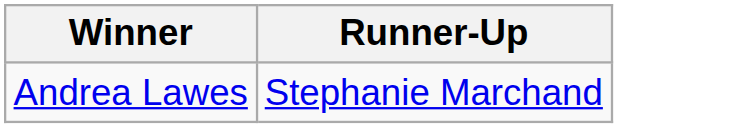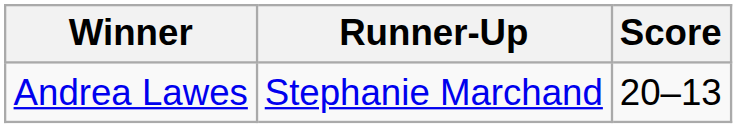+ column: (671, 33)
